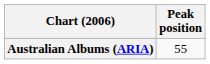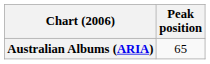(181, 48) 55 -> (181, 48) 65
